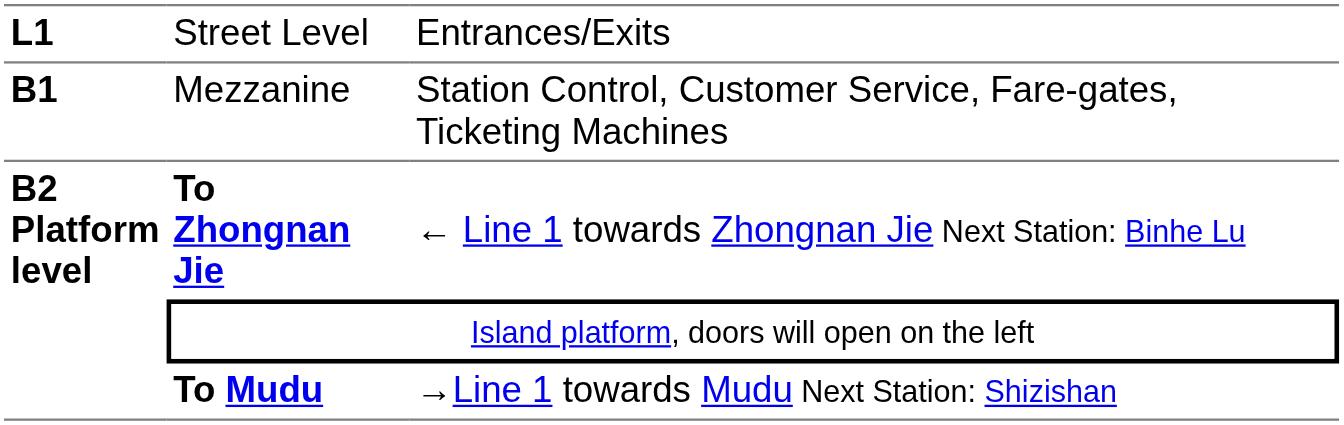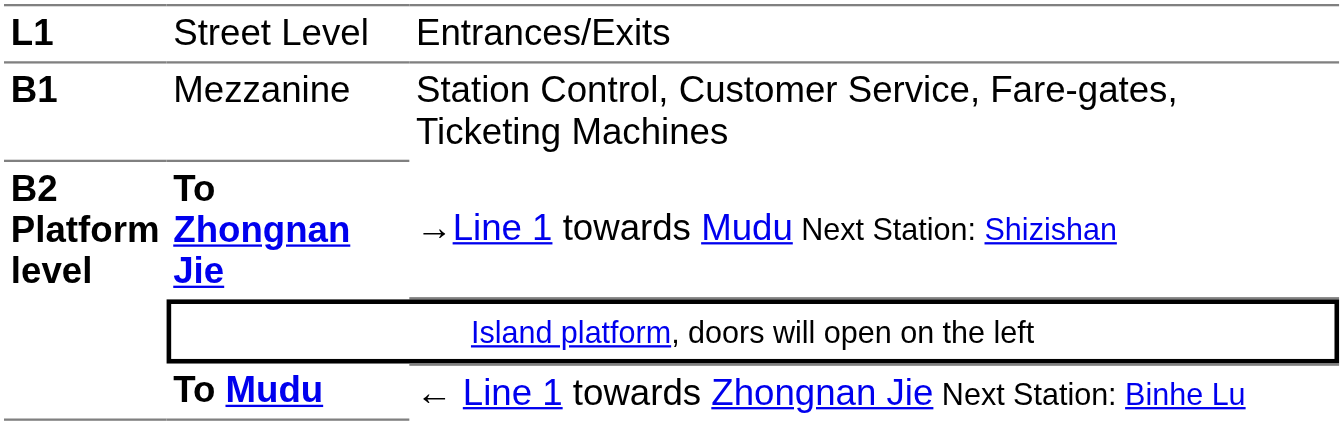(831, 230) ← Line 1 towards Zhongnan Jie Next Station: Binhe Lu -> (766, 227) →Line 1 towards Mudu Next Station: Shizishan
(766, 390) →Line 1 towards Mudu Next Station: Shizishan -> (831, 392) ← Line 1 towards Zhongnan Jie Next Station: Binhe Lu
